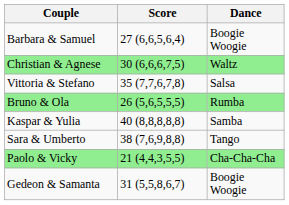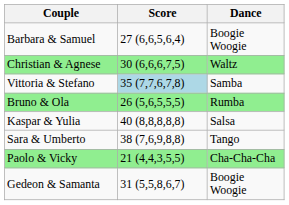(152, 83) no background -> (152, 83) lightblue background
(223, 83) Salsa -> (226, 83) Samba
(226, 121) Samba -> (223, 121) Salsa
